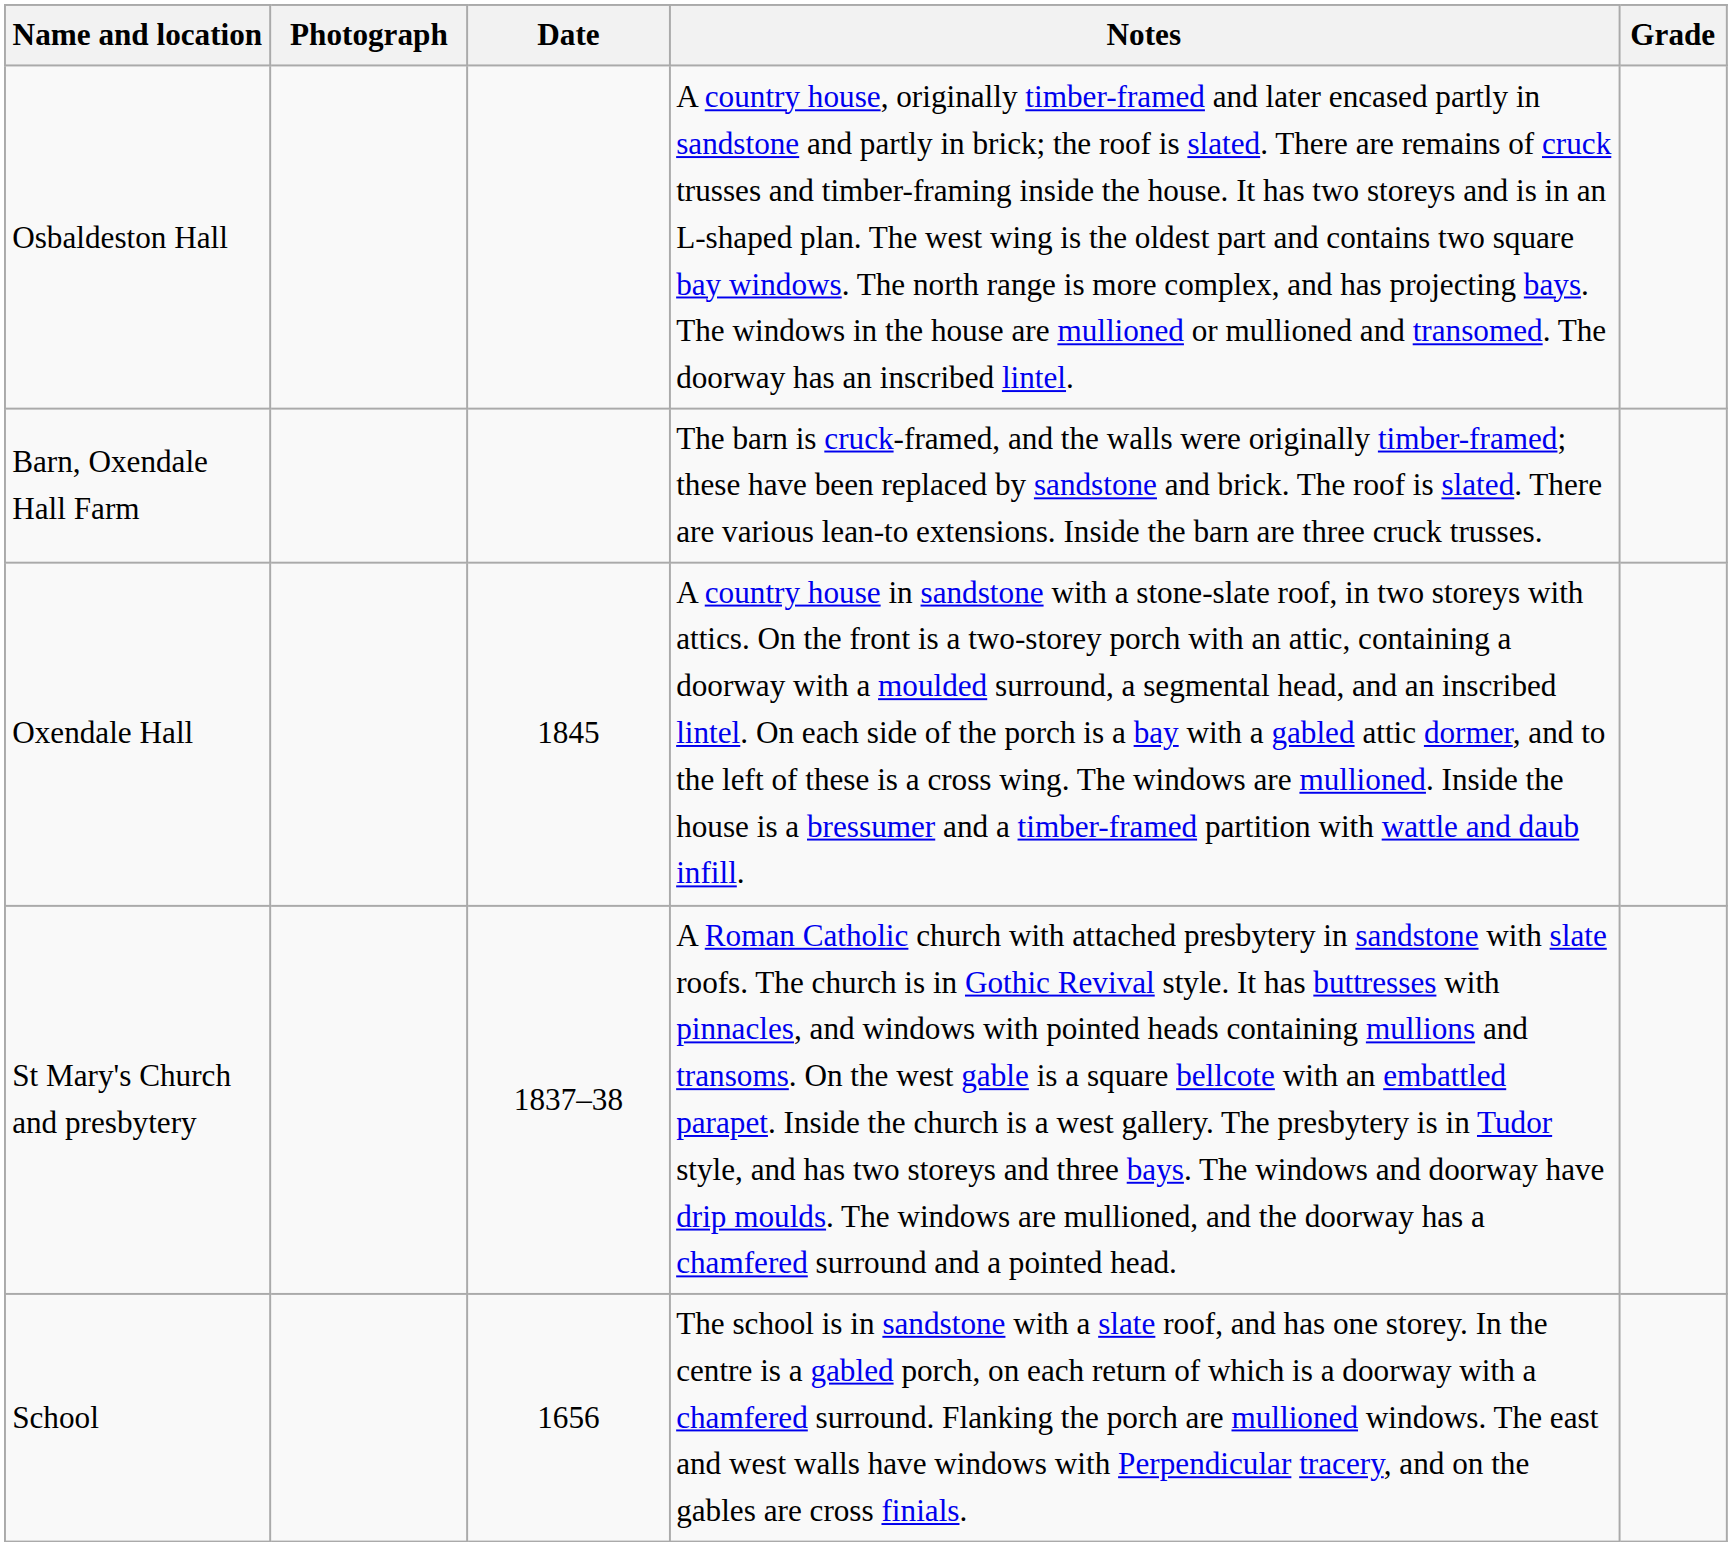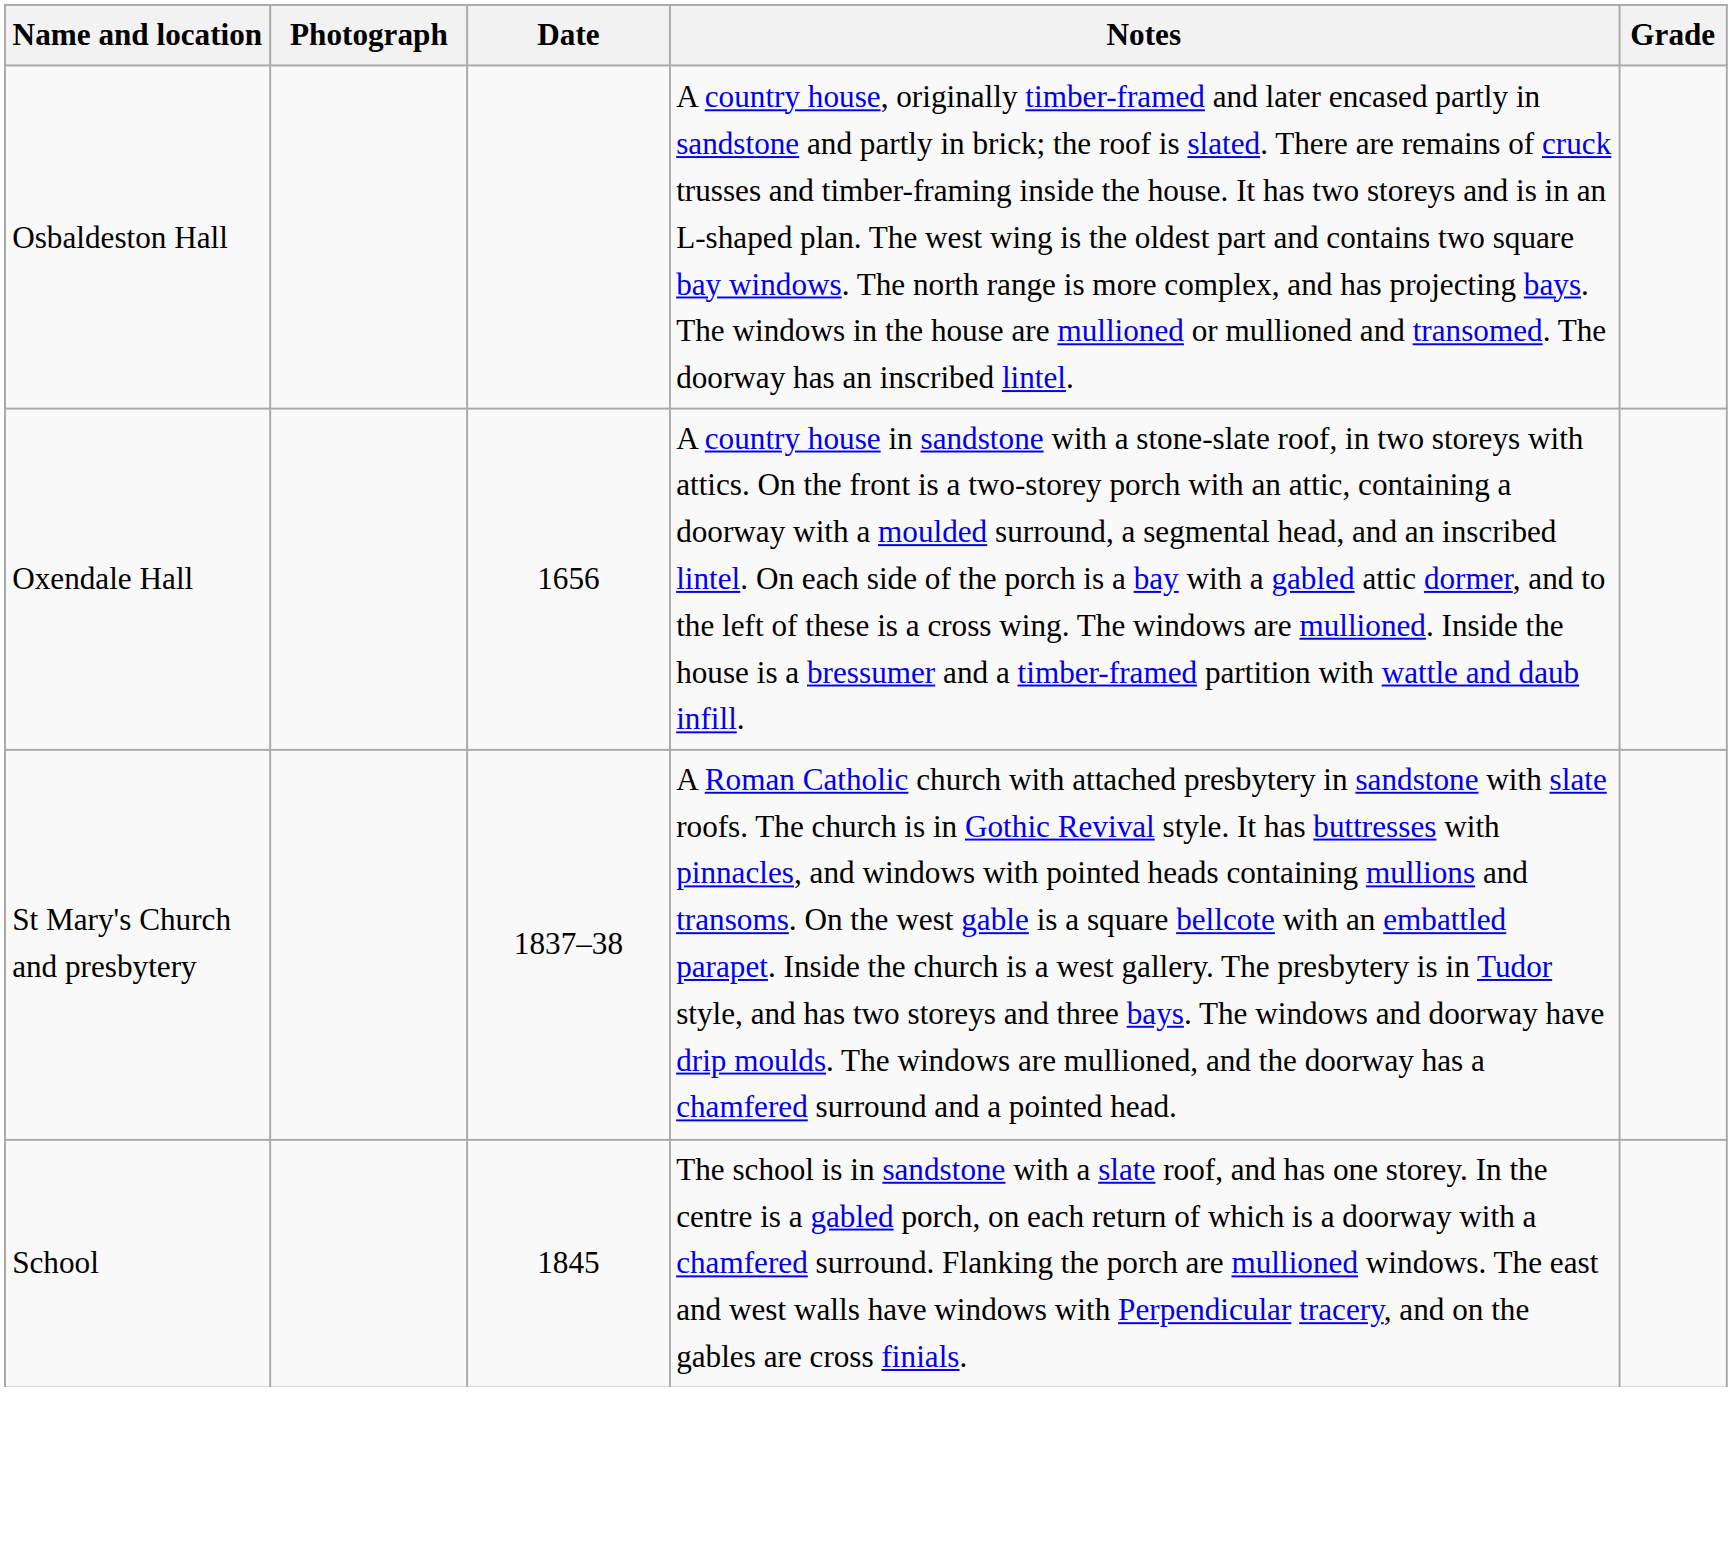- row: (110, 485)
(568, 733) 1845 -> (568, 578) 1656
(568, 1417) 1656 -> (568, 1262) 1845
